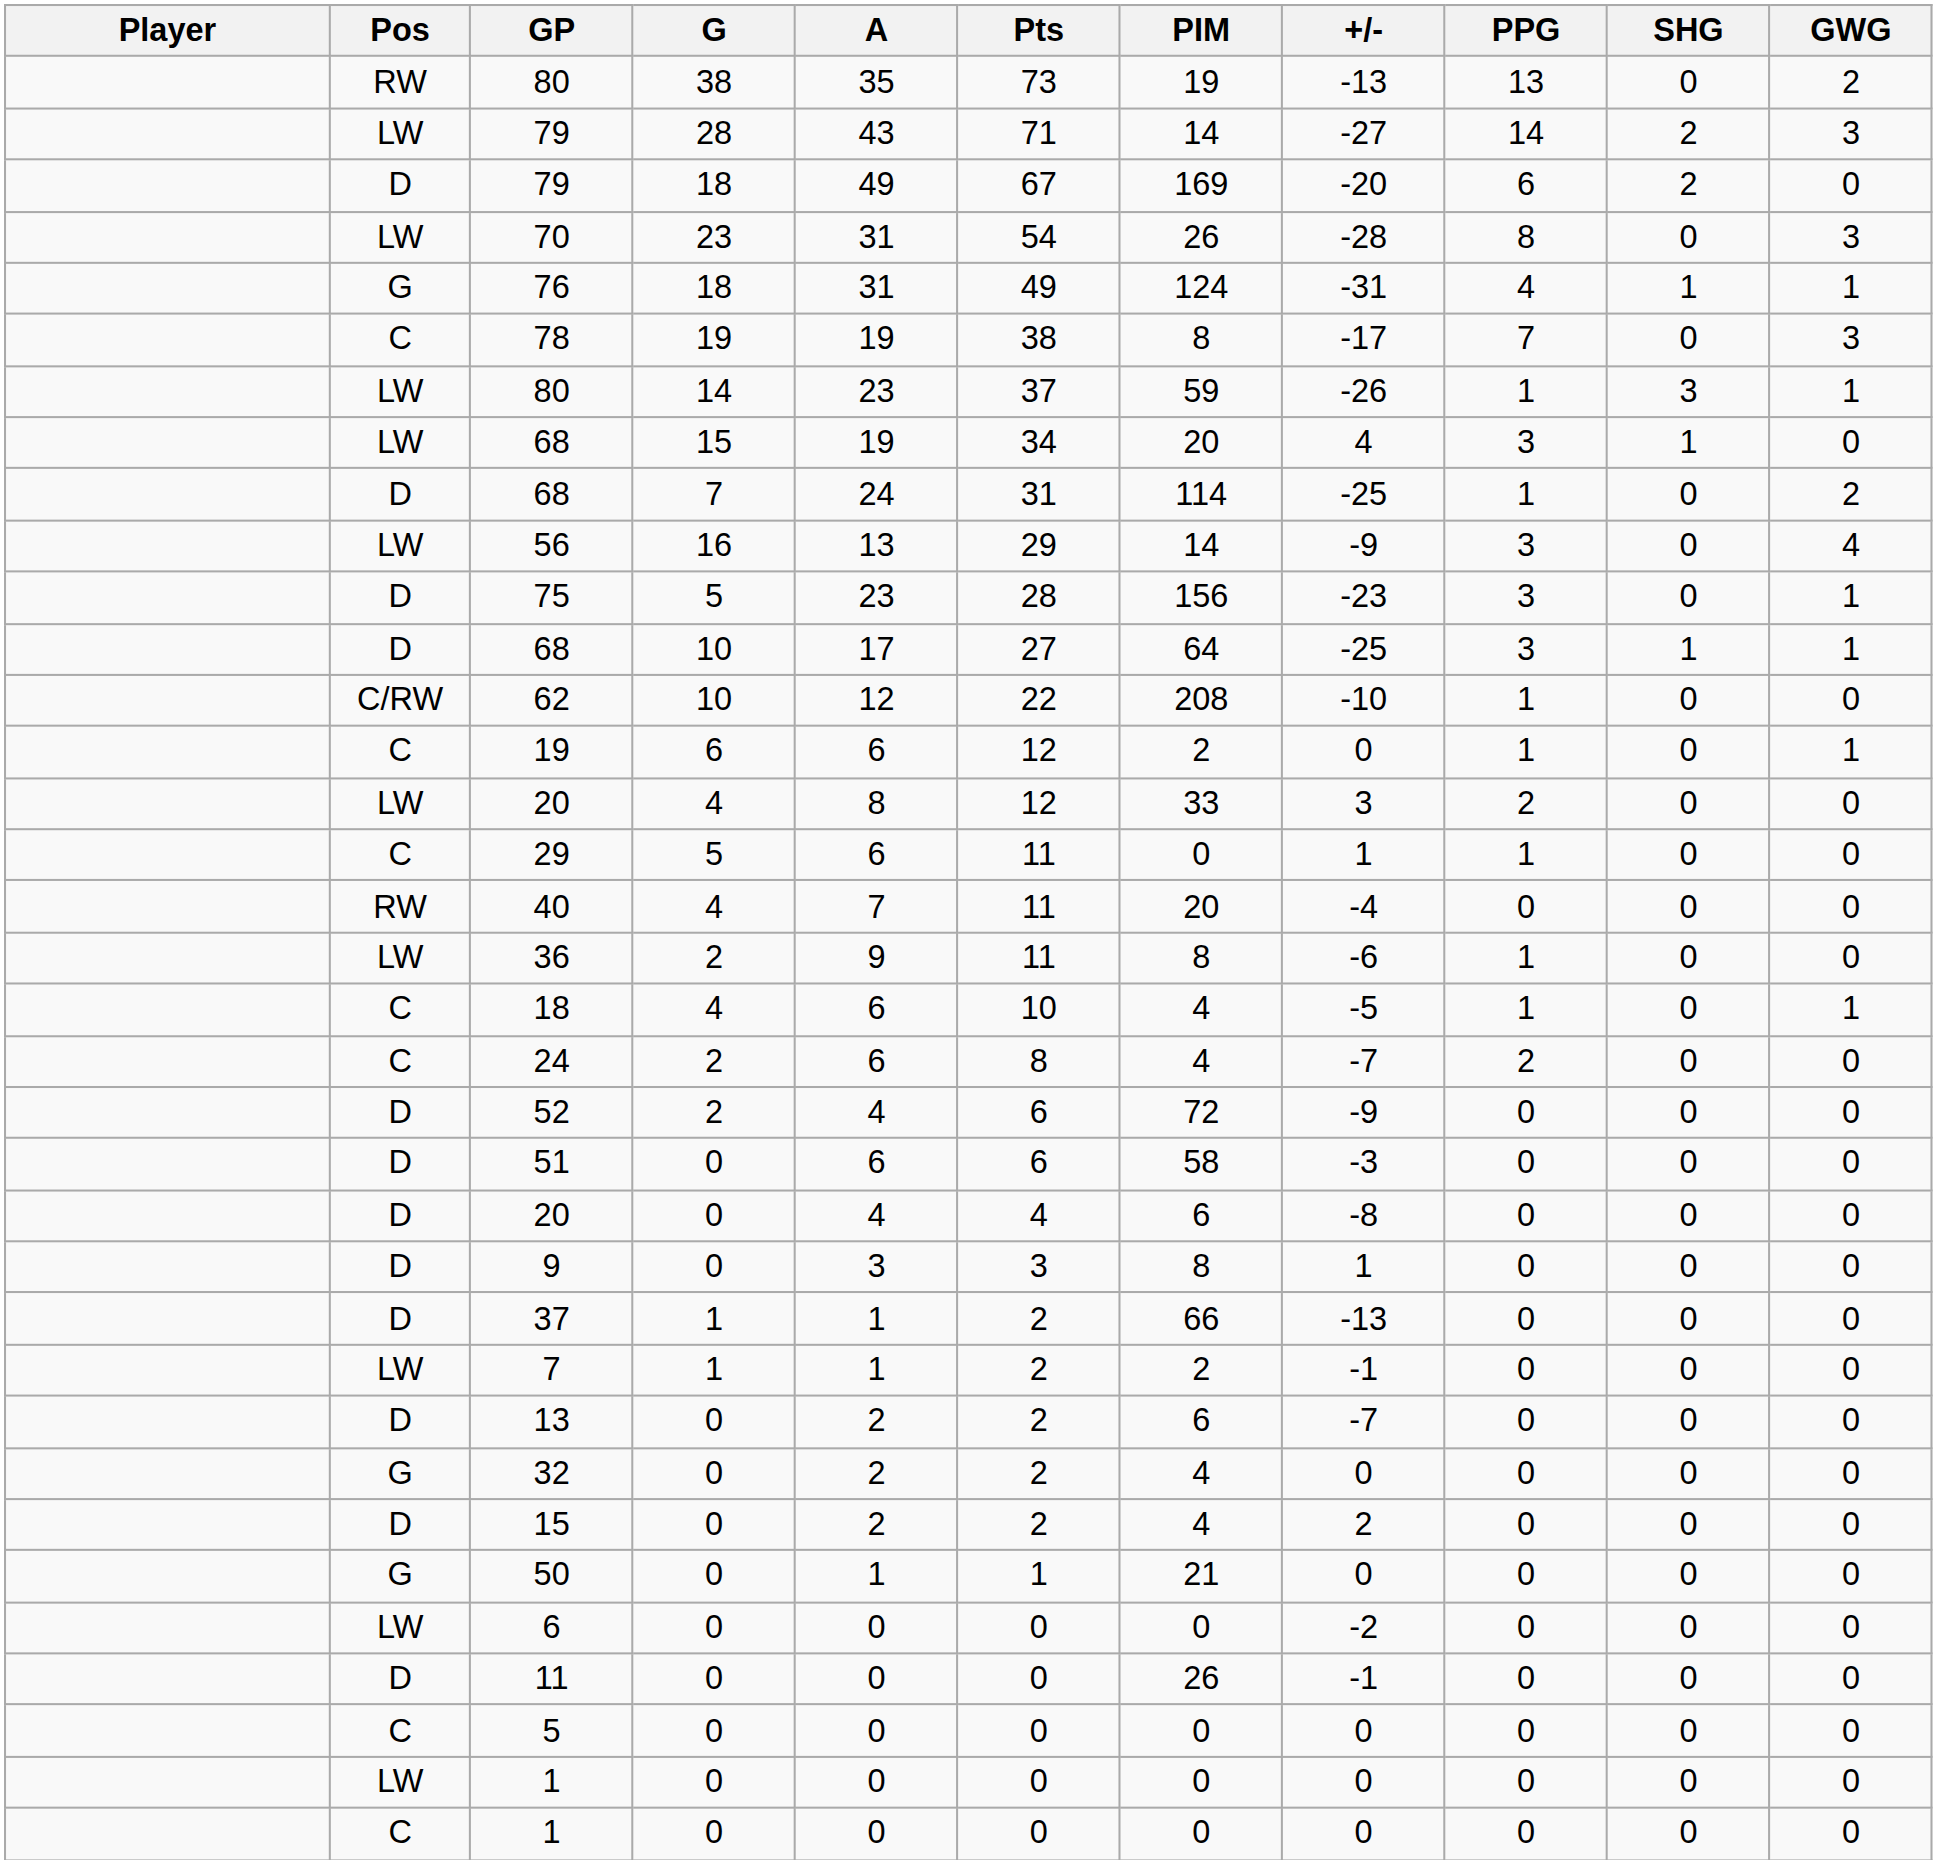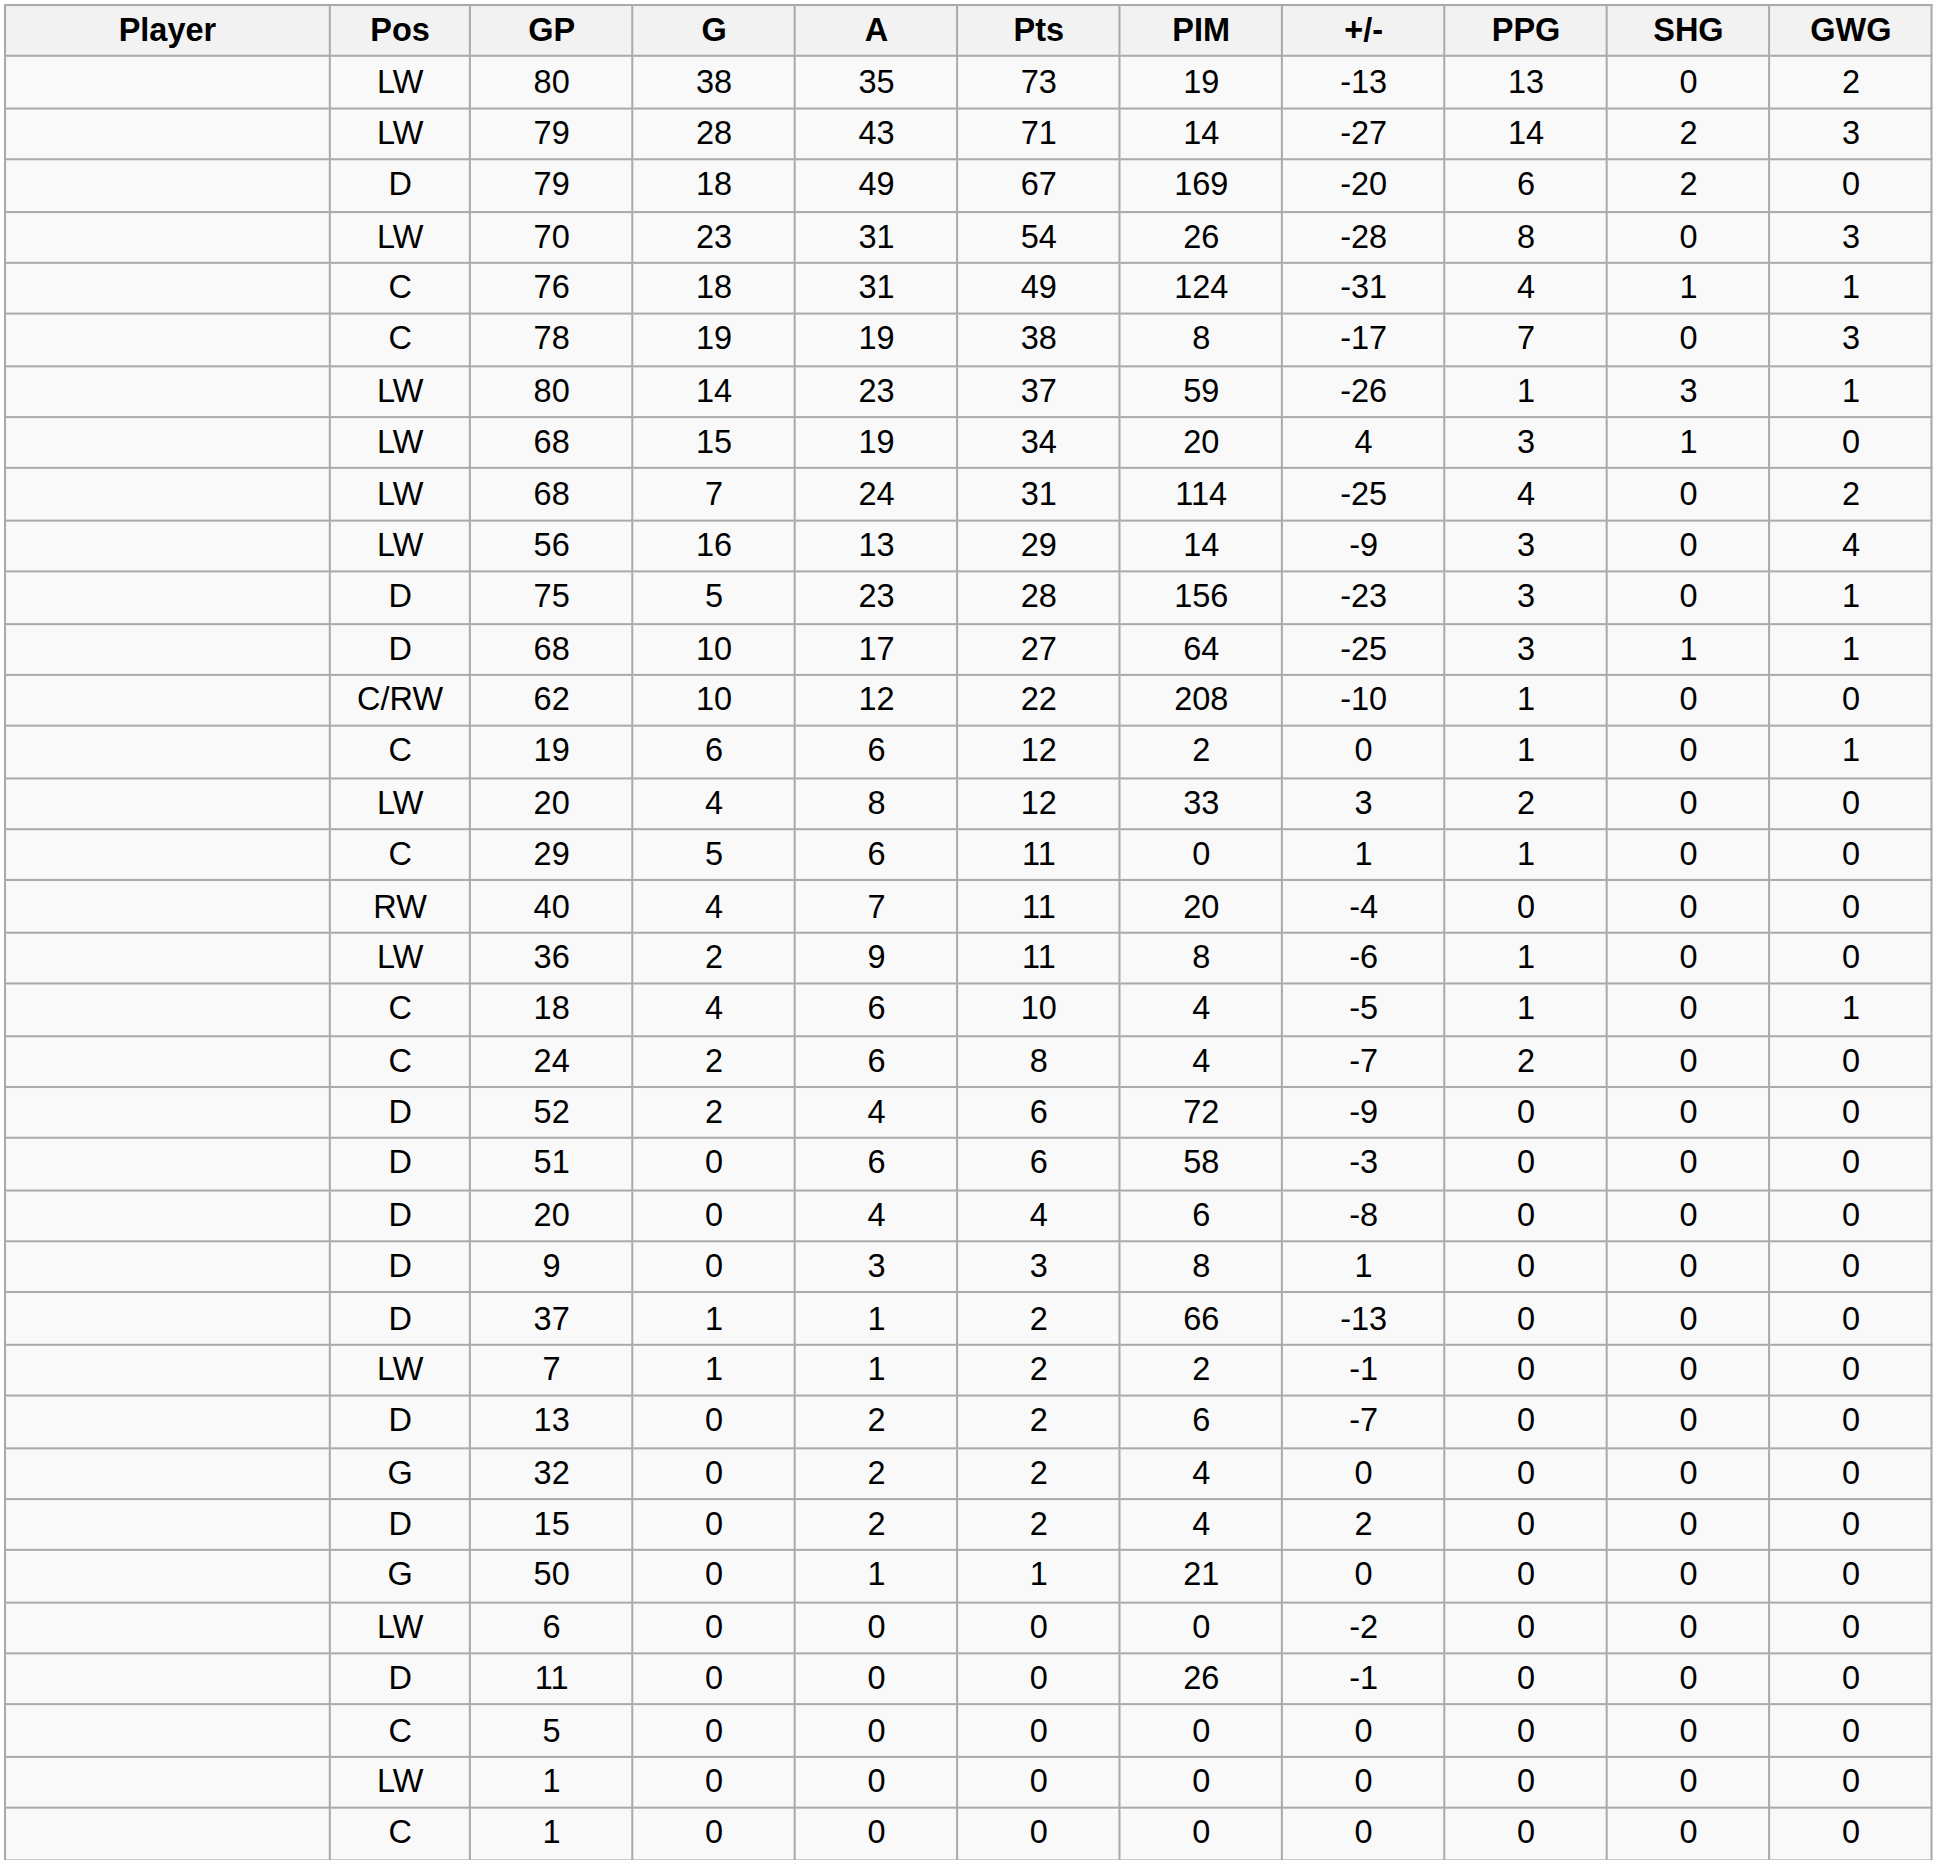(400, 81) RW -> (400, 81) LW
(400, 287) G -> (400, 287) C
(400, 493) D -> (400, 493) LW
(1526, 493) 1 -> (1526, 493) 4
